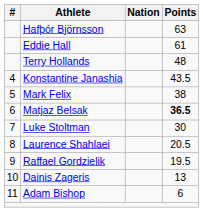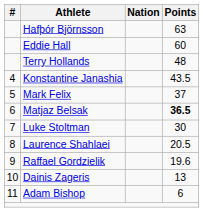(180, 45) 61 -> (180, 45) 60
(180, 95) 38 -> (180, 95) 37
(180, 161) 19.5 -> (180, 161) 19.6
